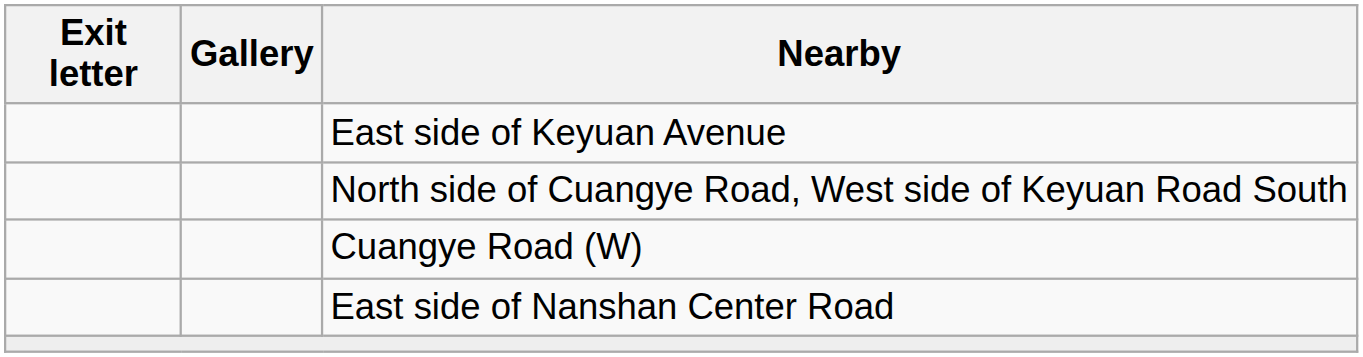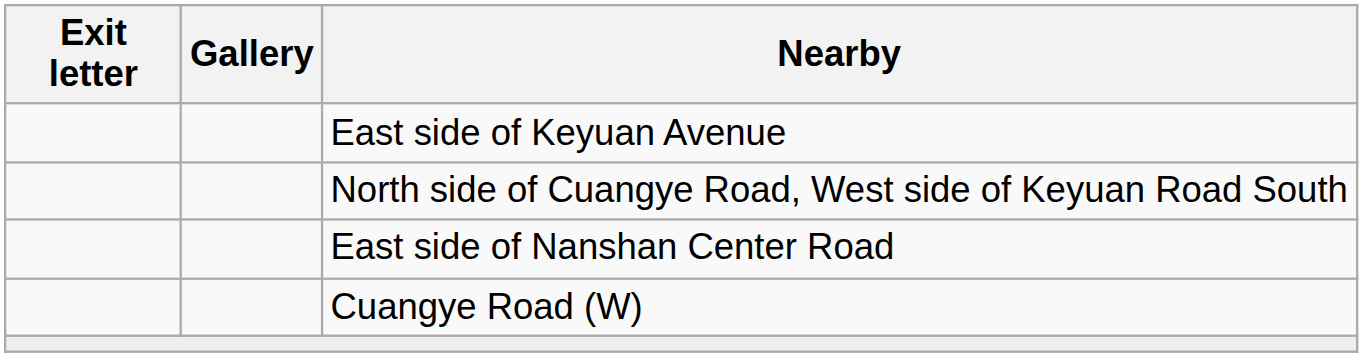rows swapped: (487, 248) <-> (612, 305)
